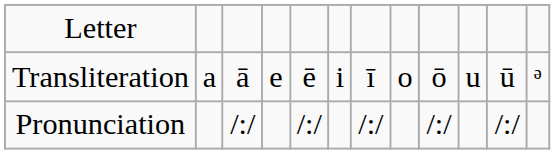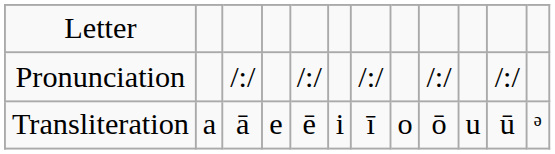rows swapped: (100, 76) <-> (100, 124)
